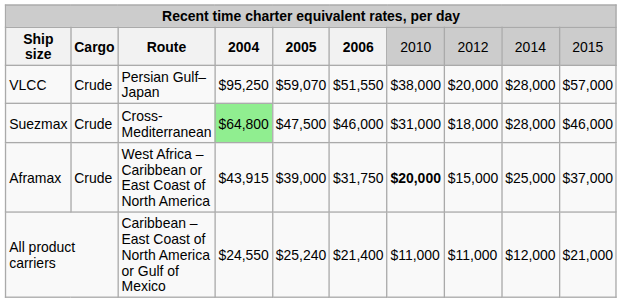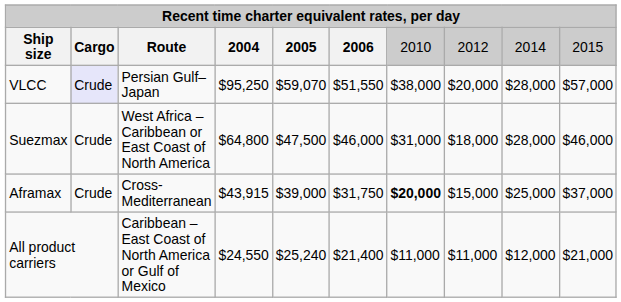(93, 85) no background -> (93, 85) lavender background
(167, 123) Cross-Mediterranean -> (166, 139) West Africa – Caribbean or East Coast of North America
(244, 123) lightgreen background -> (244, 139) no background
(166, 177) West Africa – Caribbean or East Coast of North America -> (167, 193) Cross-Mediterranean
